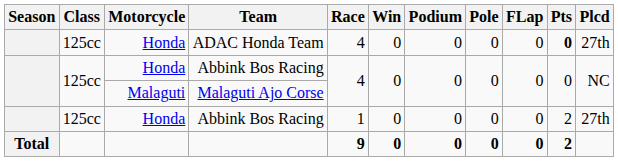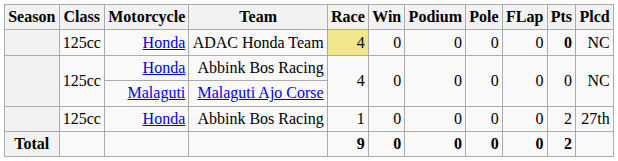(361, 42) no background -> (361, 42) khaki background
(595, 42) 27th -> (599, 42) NC
